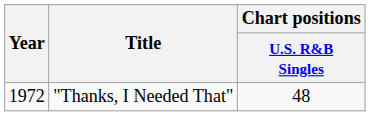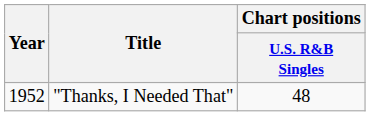(27, 96) 1972 -> (27, 96) 1952
